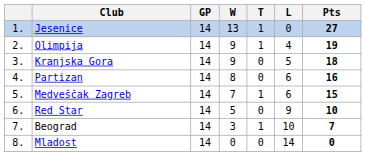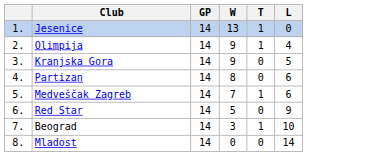- column: (332, 13)
